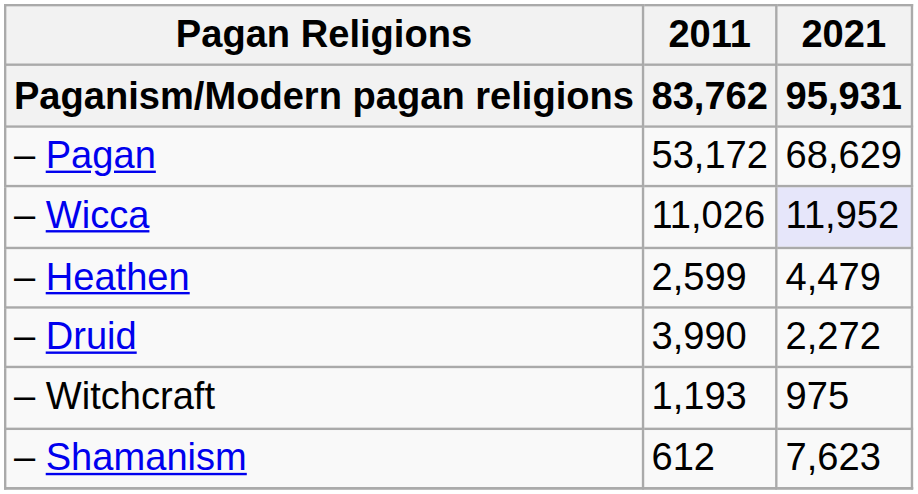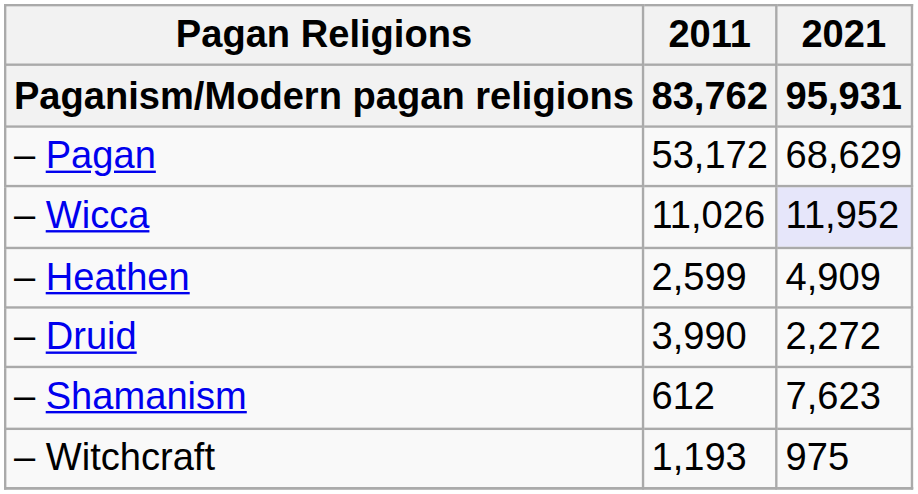(833, 276) 4,479 -> (833, 276) 4,909
rows swapped: (114, 397) <-> (130, 457)
